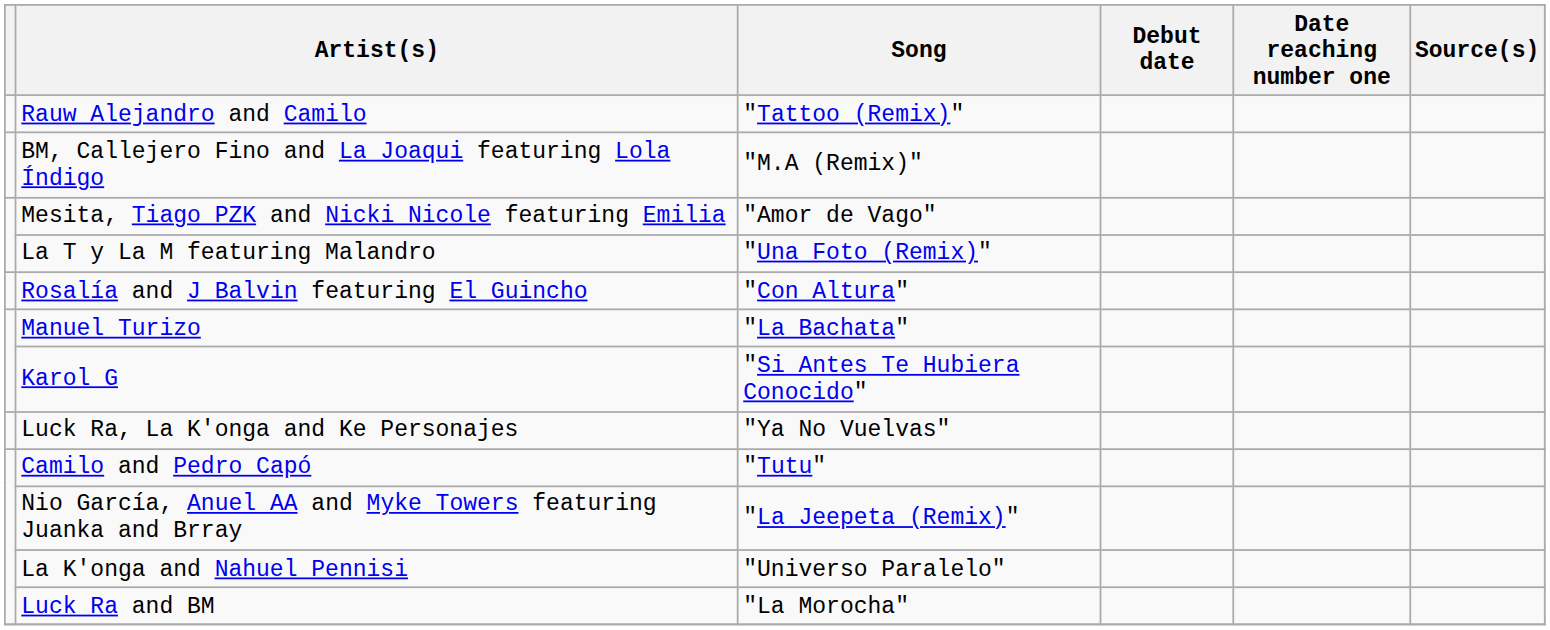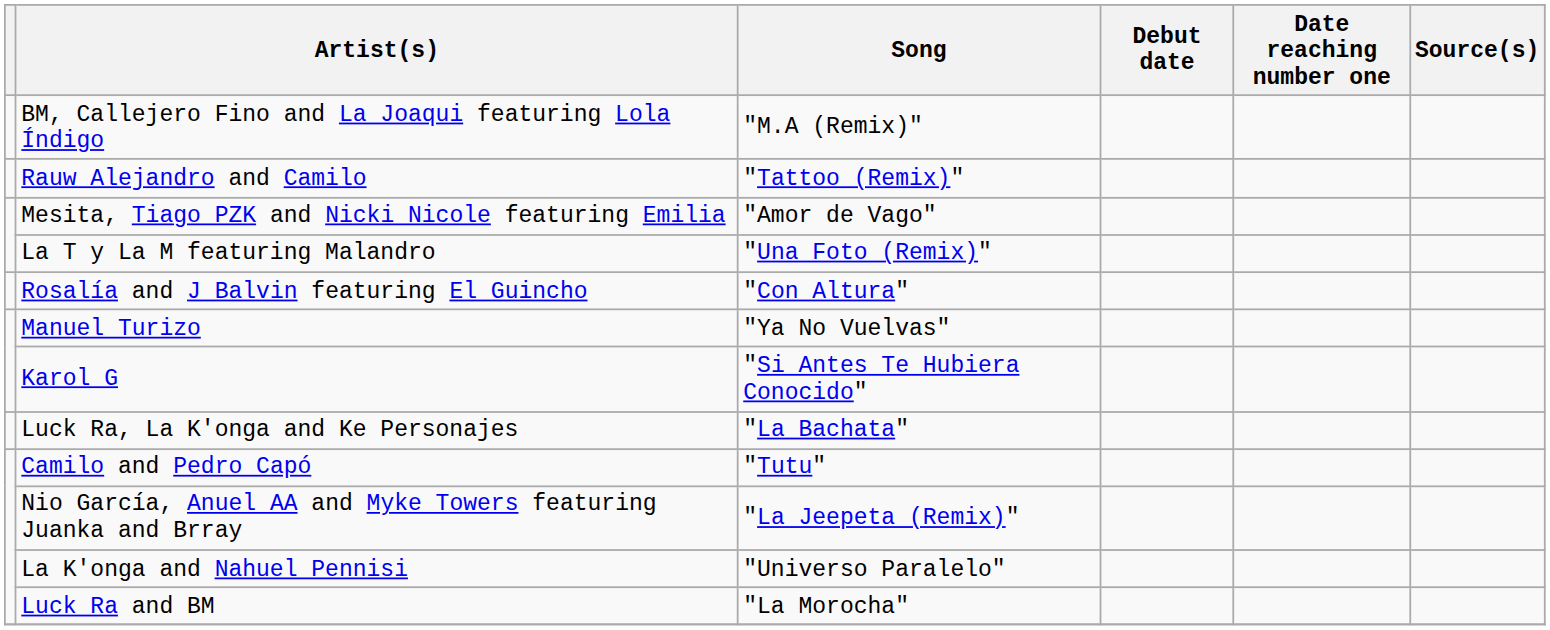rows swapped: (194, 114) <-> (346, 165)
(826, 328) "La Bachata" -> (847, 328) "Ya No Vuelvas"
(847, 430) "Ya No Vuelvas" -> (826, 430) "La Bachata"
